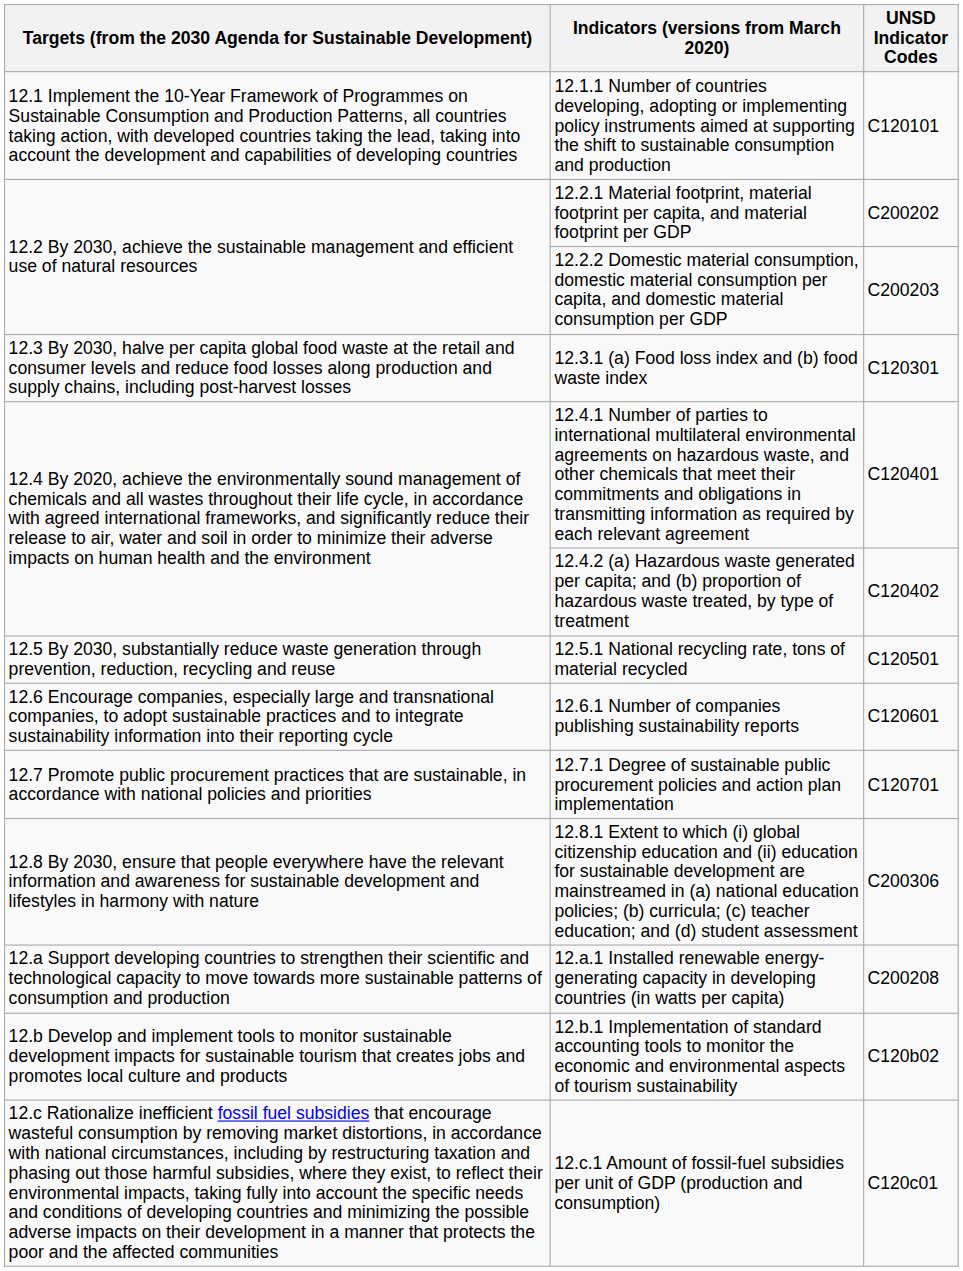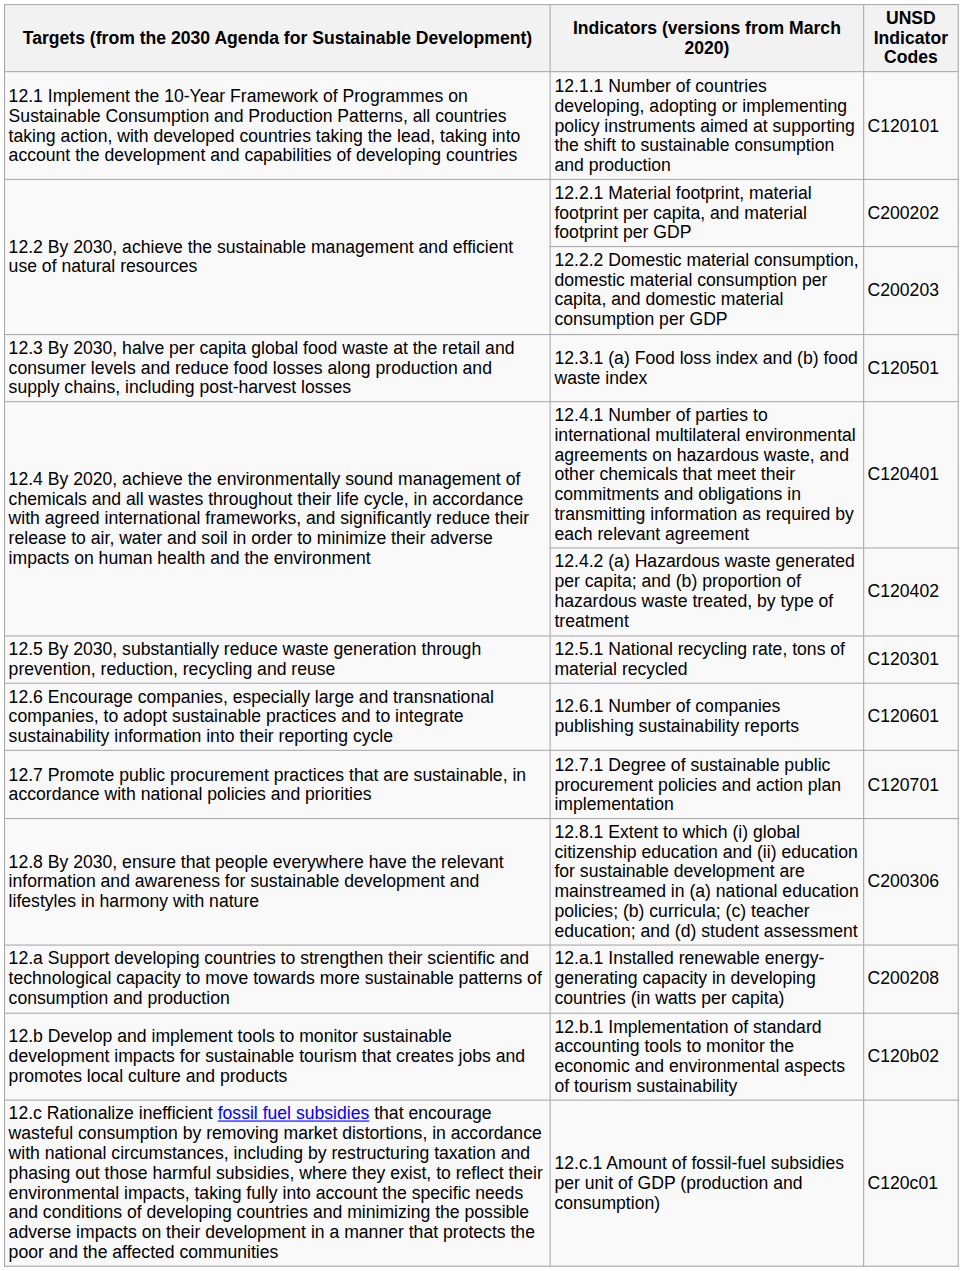(903, 367) C120301 -> (903, 367) C120501
(903, 659) C120501 -> (903, 659) C120301
